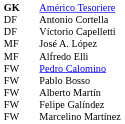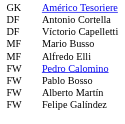(12, 8) bold -> (14, 8) normal
- row: (68, 44)
+ row: (68, 44)
- row: (80, 116)
